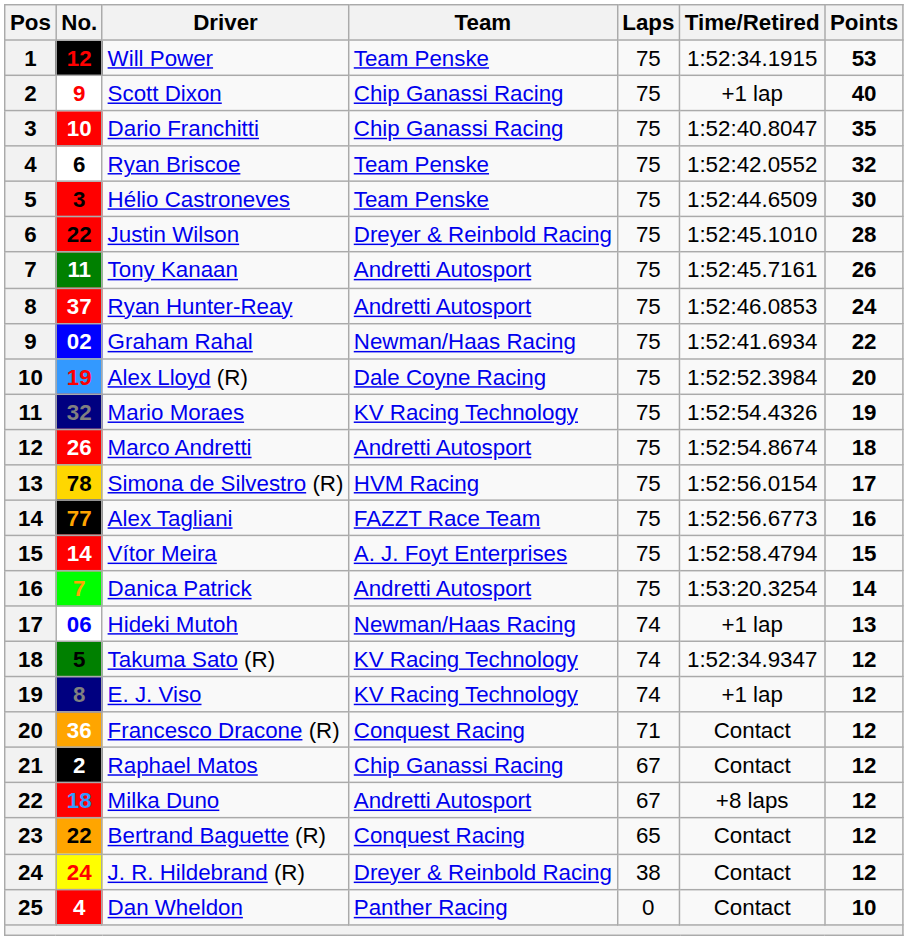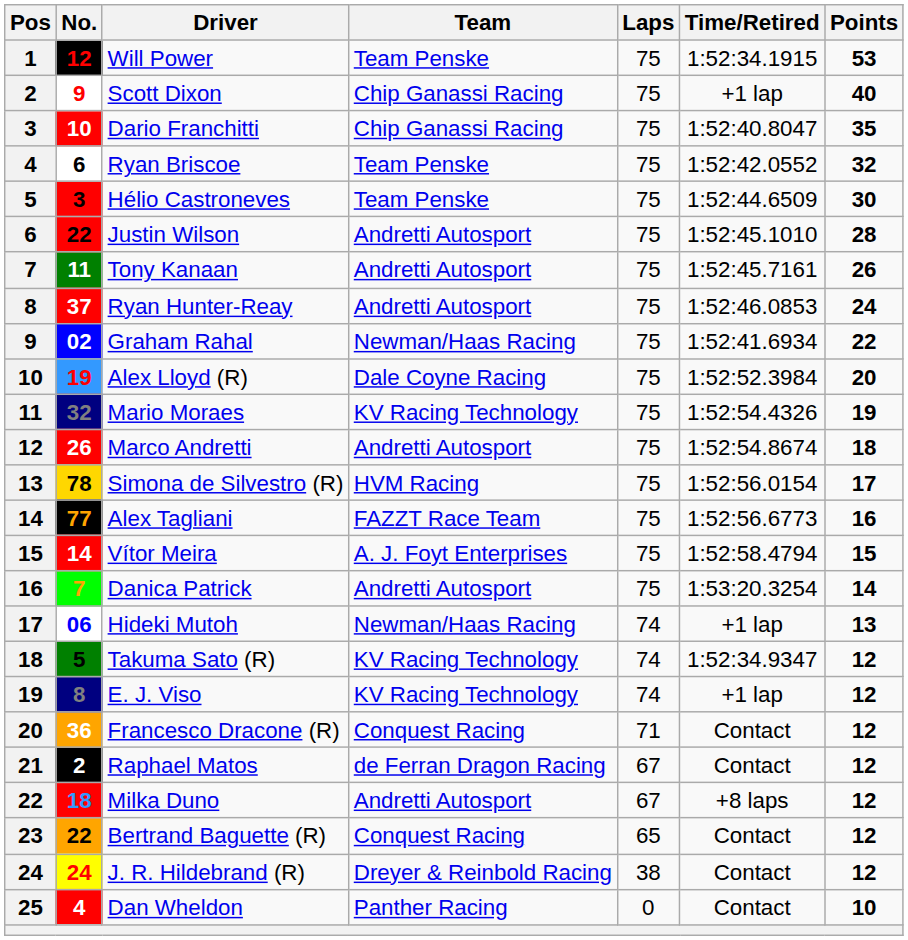(483, 235) Dreyer & Reinbold Racing -> (443, 235) Andretti Autosport
(459, 765) Chip Ganassi Racing -> (480, 765) de Ferran Dragon Racing
